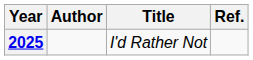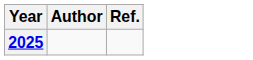- column: (159, 17)
